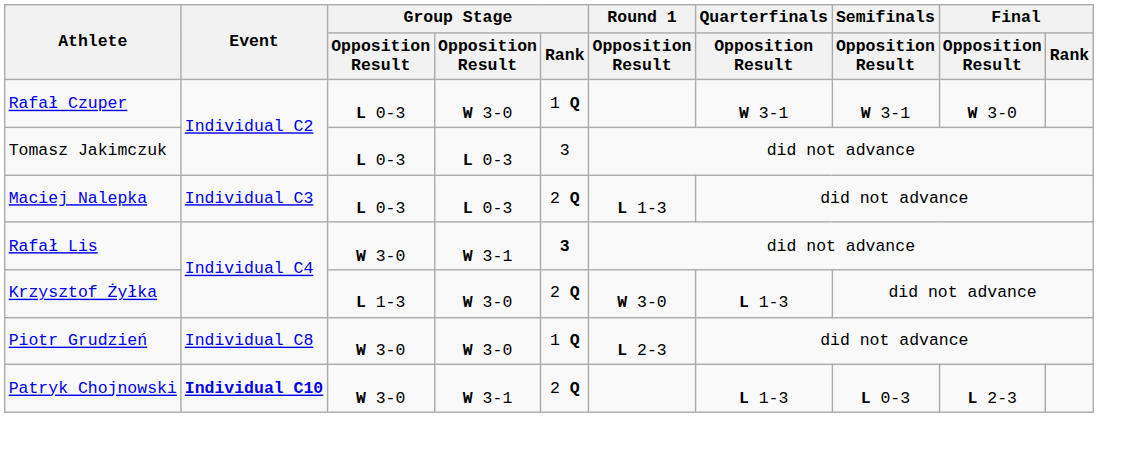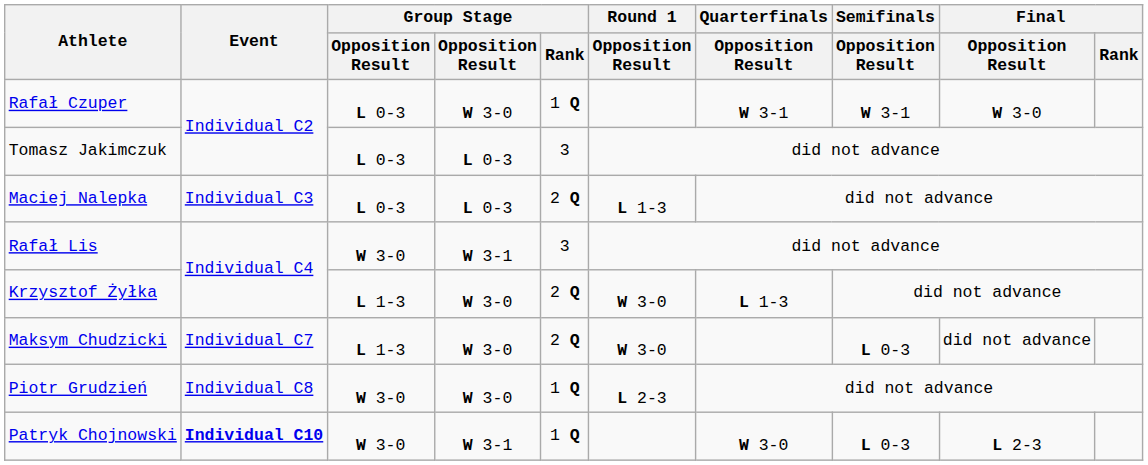(565, 246) bold -> (565, 246) normal
+ row: (88, 341)
(565, 388) 2 Q -> (565, 435) 1 Q
(764, 398) L 1-3 -> (764, 445) W 3-0
